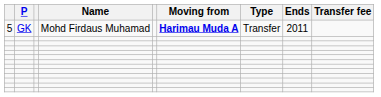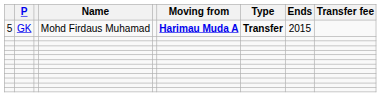(262, 28) normal -> (263, 28) bold
(297, 28) 2011 -> (300, 28) 2015
